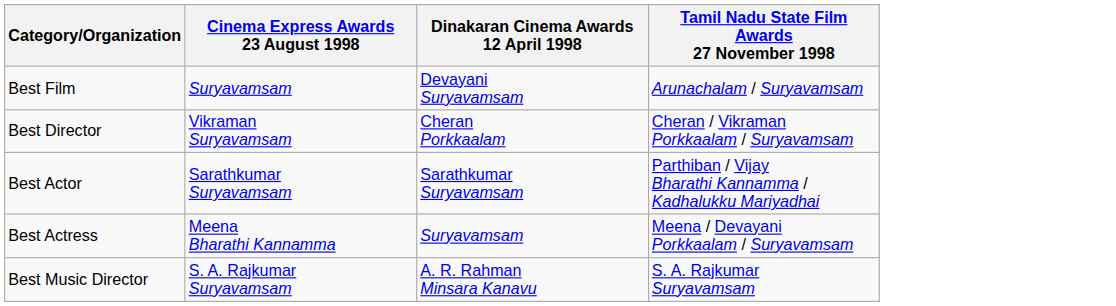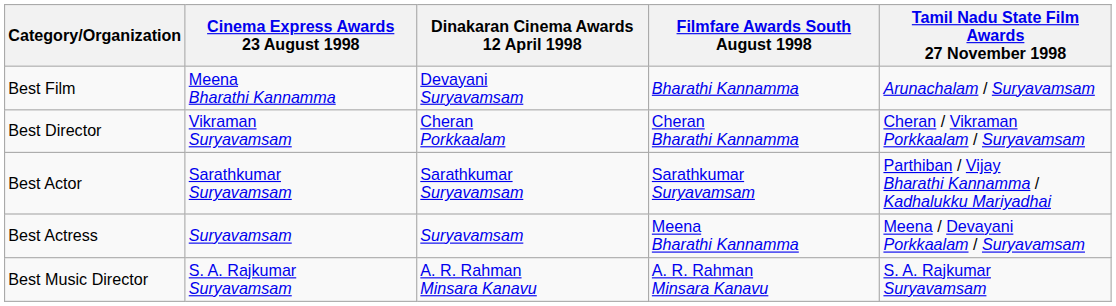+ column: (764, 36)
(240, 88) Suryavamsam -> (262, 88) Meena Bharathi Kannamma
(262, 236) Meena Bharathi Kannamma -> (240, 236) Suryavamsam
